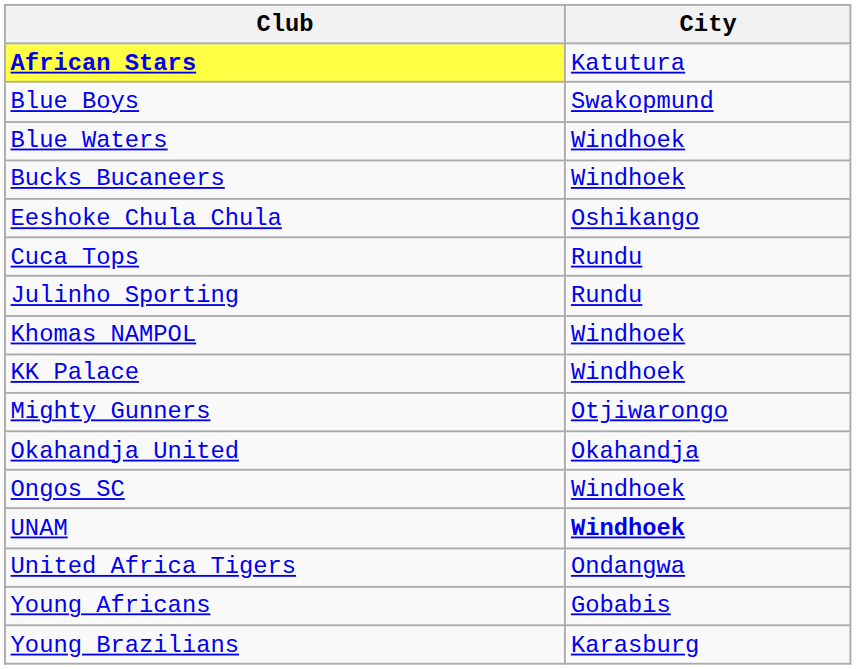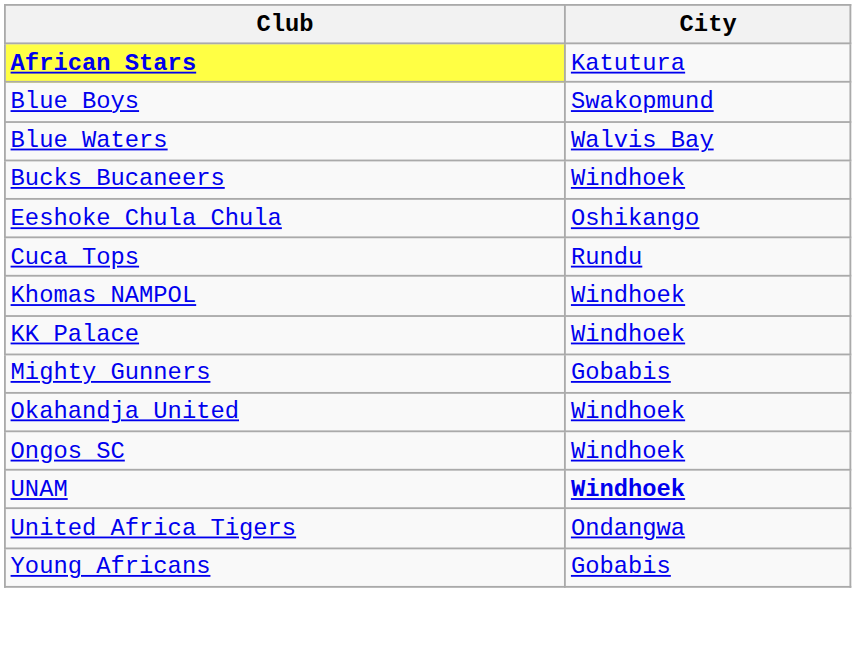(628, 141) Windhoek -> (642, 141) Walvis Bay
- row: (125, 296)
(649, 412) Otjiwarongo -> (621, 373) Gobabis
(635, 451) Okahandja -> (628, 412) Windhoek
- row: (125, 645)
